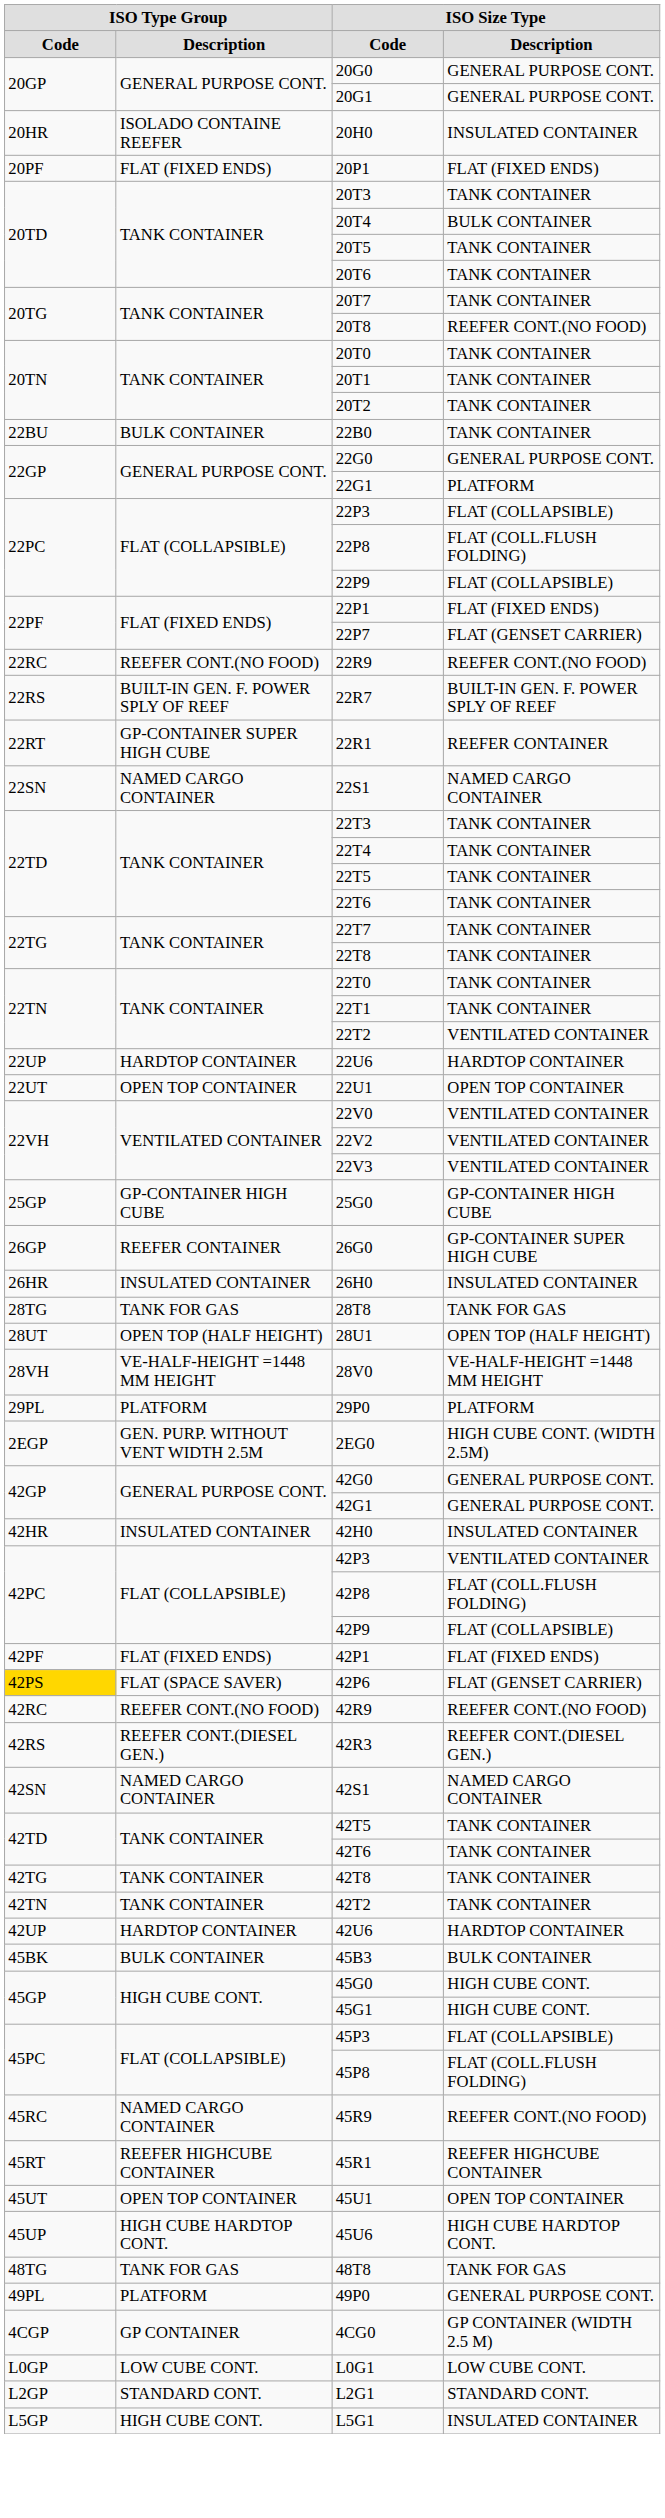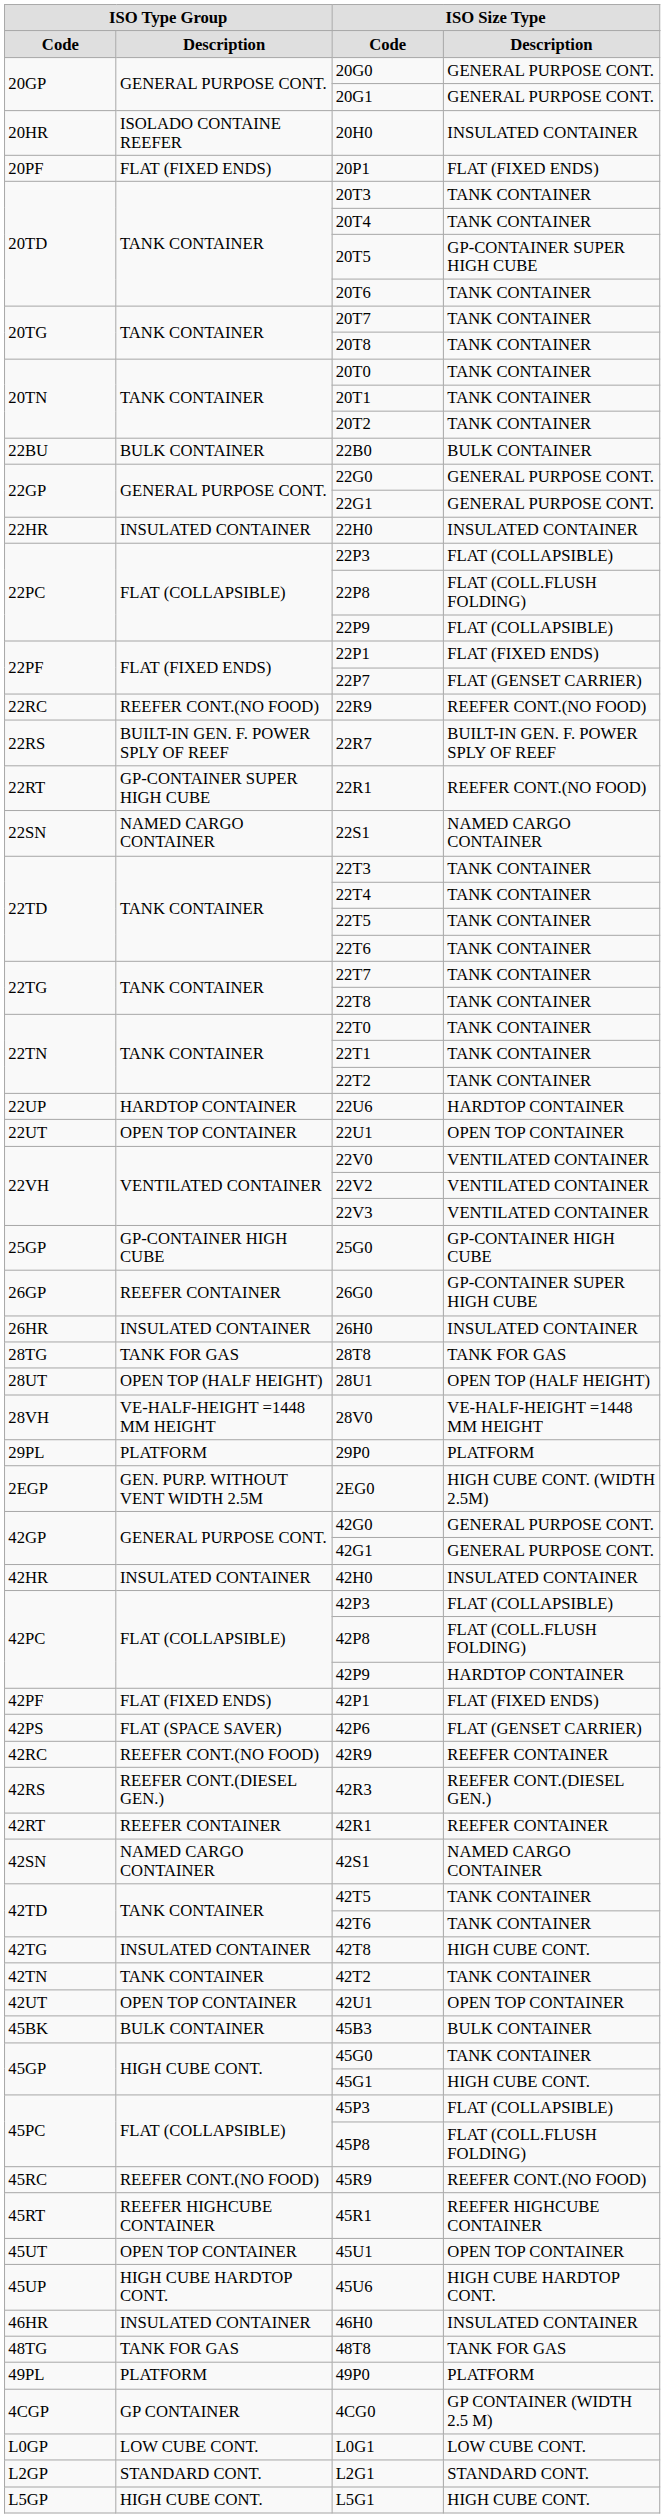(519, 221) BULK CONTAINER -> (519, 221) TANK CONTAINER
(519, 247) TANK CONTAINER -> (536, 256) GP-CONTAINER SUPER HIGH CUBE
(547, 326) REEFER CONT.(NO FOOD) -> (519, 345) TANK CONTAINER
(519, 432) TANK CONTAINER -> (519, 450) BULK CONTAINER
(491, 485) PLATFORM -> (551, 503) GENERAL PURPOSE CONT.
+ row: (354, 530)
(528, 742) REEFER CONTAINER -> (547, 788) REEFER CONT.(NO FOOD)
(548, 1034) VENTILATED CONTAINER -> (519, 1080) TANK CONTAINER
(548, 1558) VENTILATED CONTAINER -> (530, 1603) FLAT (COLLAPSIBLE)
(530, 1629) FLAT (COLLAPSIBLE) -> (536, 1675) HARDTOP CONTAINER
(26, 1682) gold background -> (26, 1727) no background
(547, 1709) REEFER CONT.(NO FOOD) -> (528, 1754) REEFER CONTAINER
+ row: (354, 1825)
(192, 1878) TANK CONTAINER -> (215, 1950) INSULATED CONTAINER
(519, 1878) TANK CONTAINER -> (519, 1950) HIGH CUBE CONT.
- row: (354, 1931)
+ row: (354, 2002)
(519, 1984) HIGH CUBE CONT. -> (519, 2055) TANK CONTAINER
(182, 2117) NAMED CARGO CONTAINER -> (219, 2179) REEFER CONT.(NO FOOD)
+ row: (354, 2322)
(551, 2296) GENERAL PURPOSE CONT. -> (491, 2375) PLATFORM
(543, 2420) INSULATED CONTAINER -> (519, 2499) HIGH CUBE CONT.
